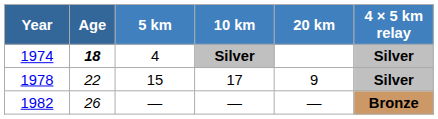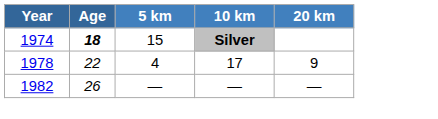- column: (394, 25)
(155, 56) 4 -> (155, 40) 15
(155, 80) 15 -> (155, 63) 4
